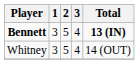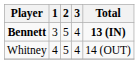(55, 50) 3 -> (55, 50) 4
